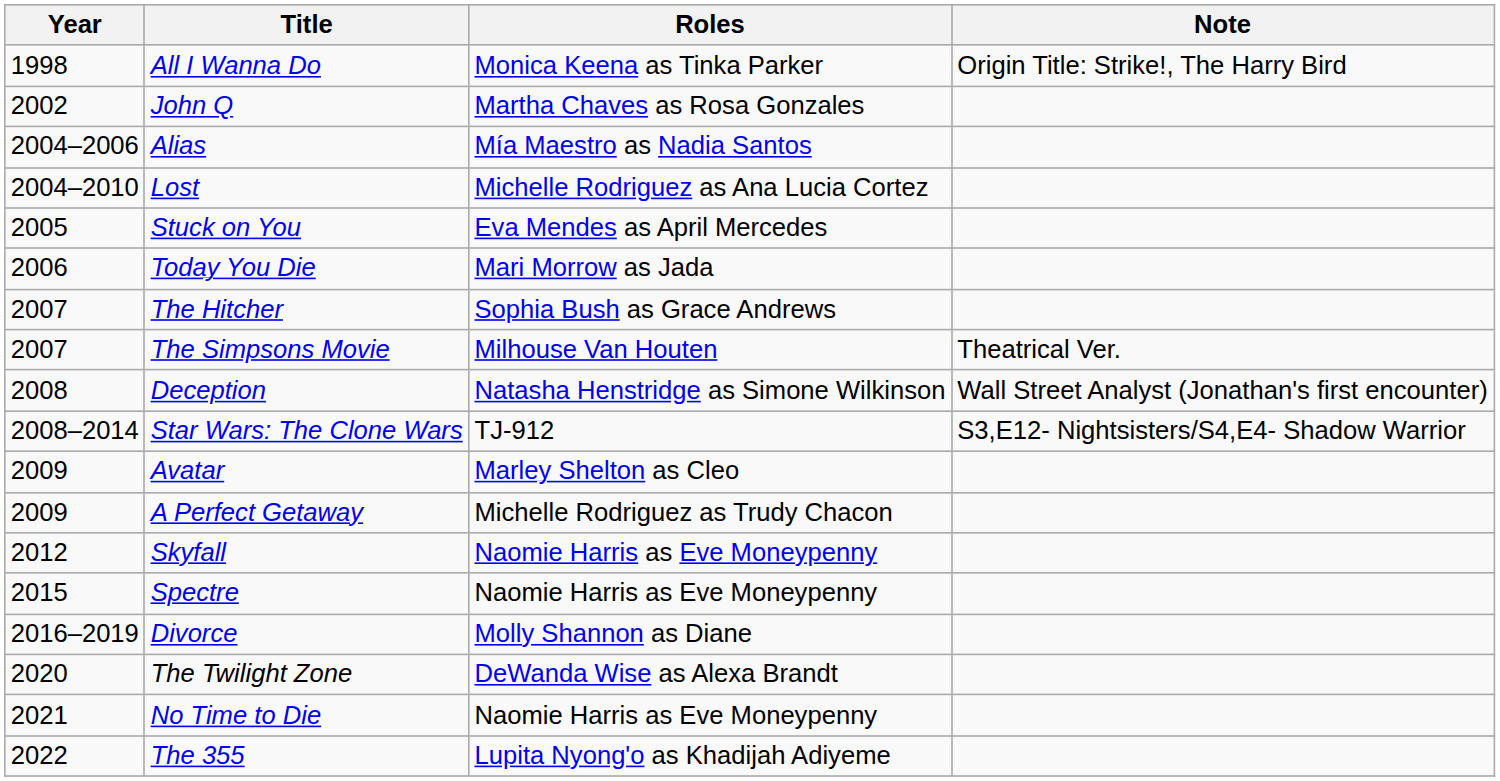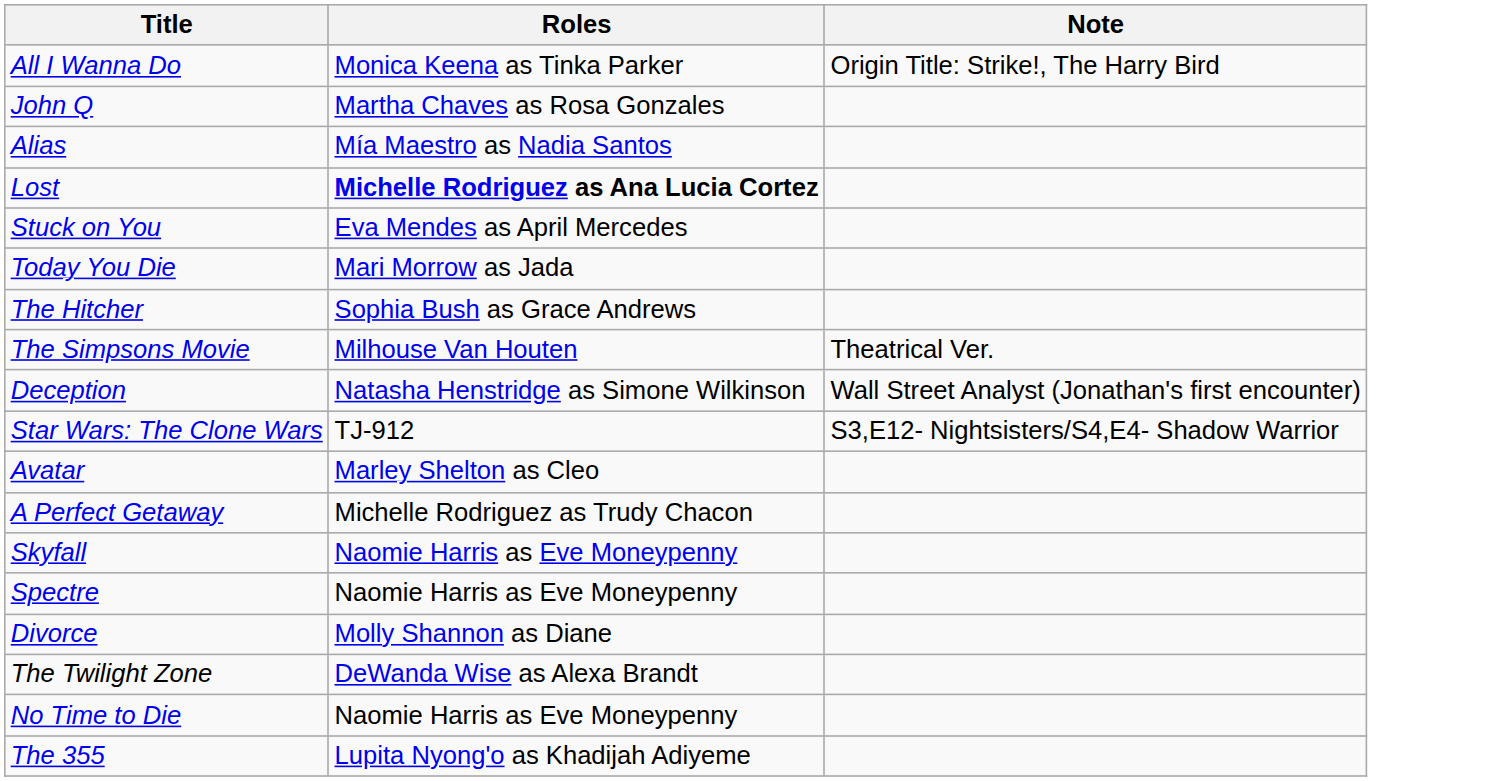- column: (75, 24)
(701, 187) normal -> (577, 187) bold
